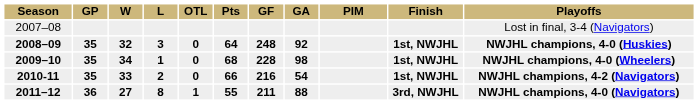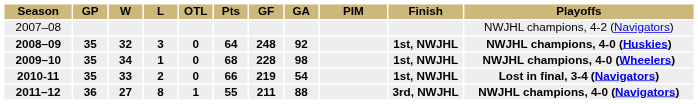(579, 27) Lost in final, 3-4 (Navigators) -> (579, 27) NWJHL champions, 4-2 (Navigators)
(266, 76) 216 -> (266, 76) 219
(579, 76) NWJHL champions, 4-2 (Navigators) -> (579, 76) Lost in final, 3-4 (Navigators)
